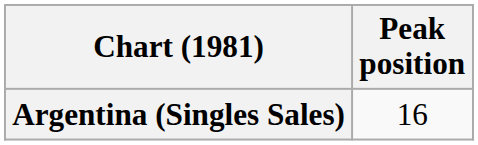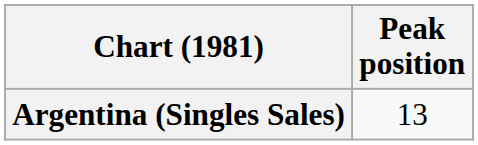(412, 113) 16 -> (412, 113) 13
